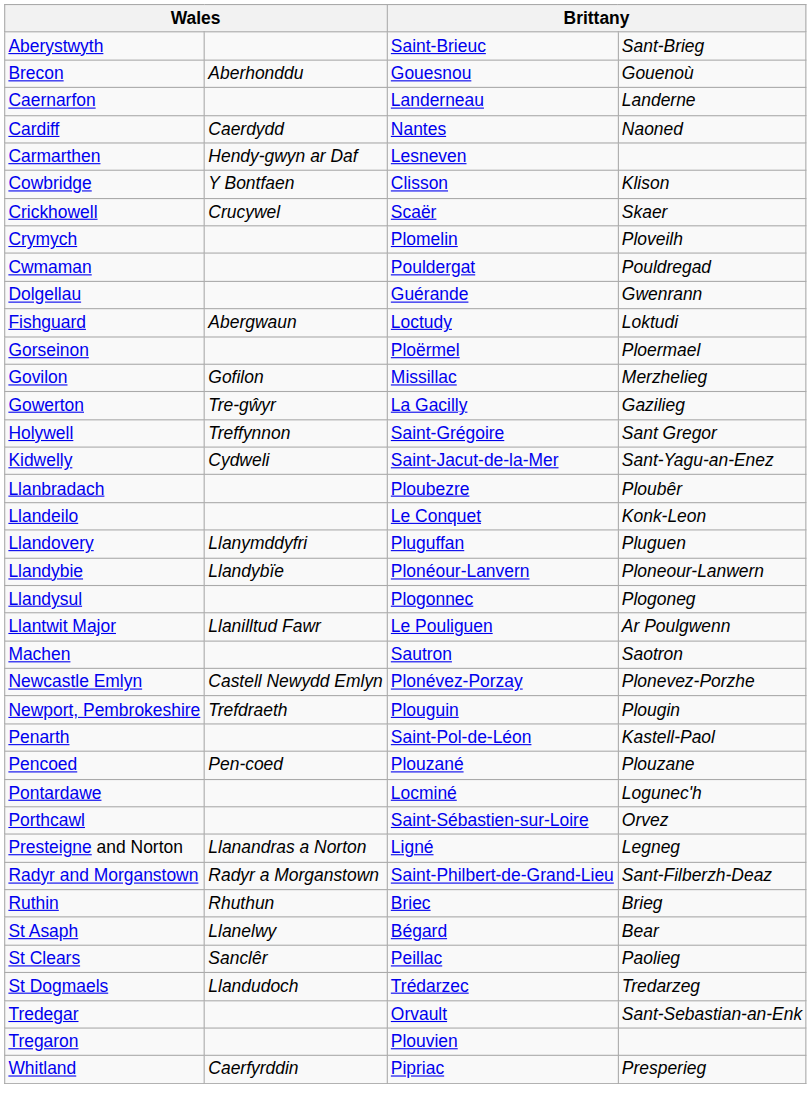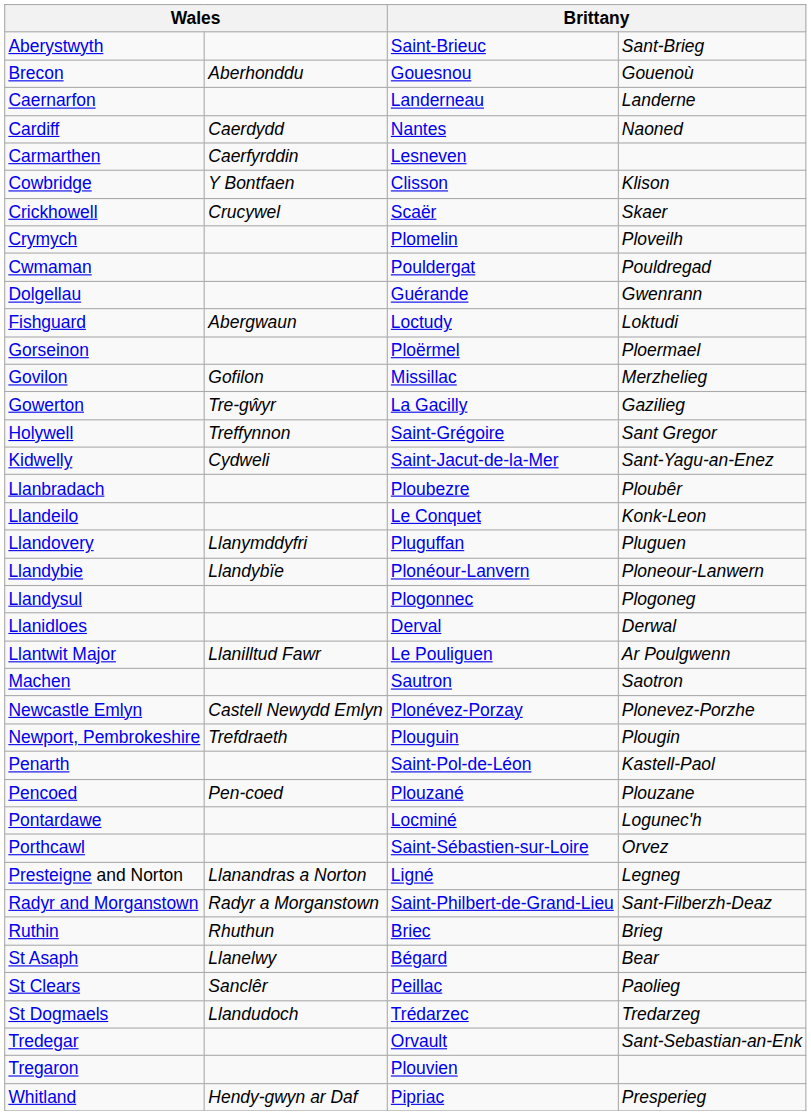(283, 156) Hendy-gwyn ar Daf -> (253, 156) Caerfyrddin
+ row: (48, 626)
(253, 1069) Caerfyrddin -> (283, 1097) Hendy-gwyn ar Daf
